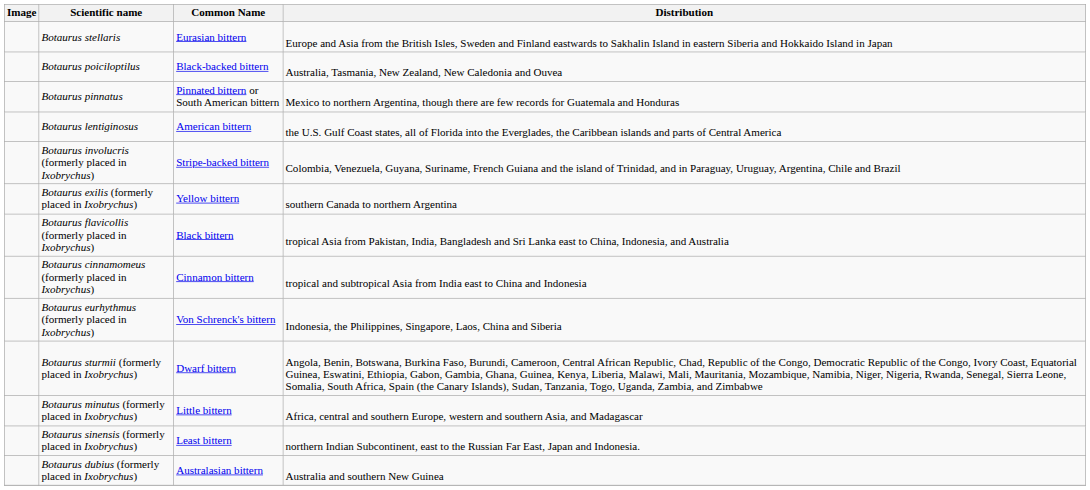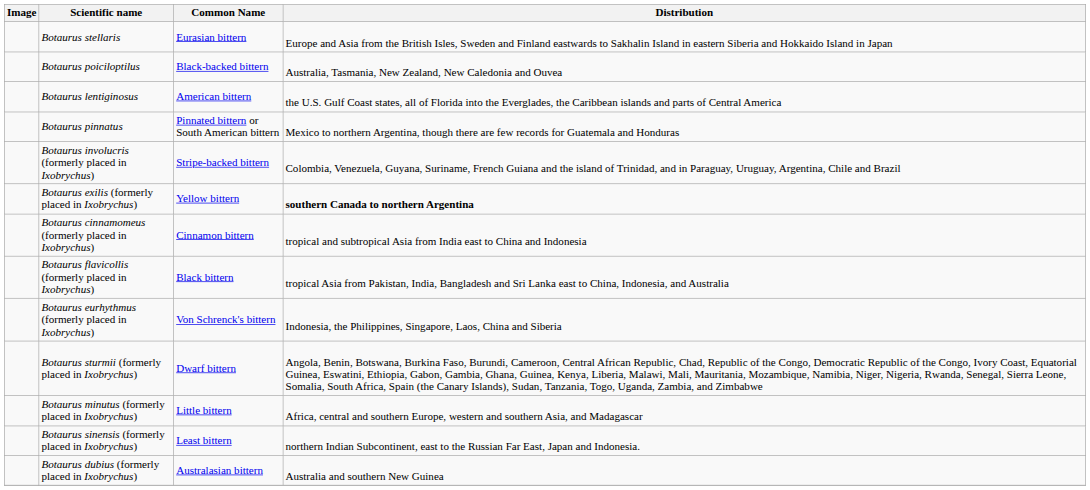rows swapped: (90, 126) <-> (82, 96)
(371, 205) normal -> (380, 205) bold
rows swapped: (85, 235) <-> (93, 277)
